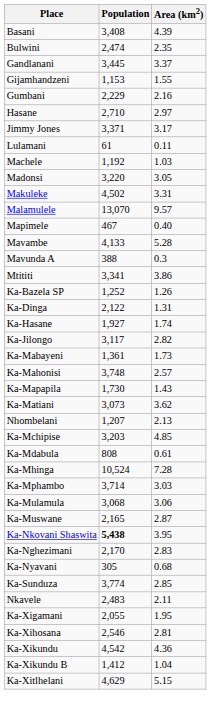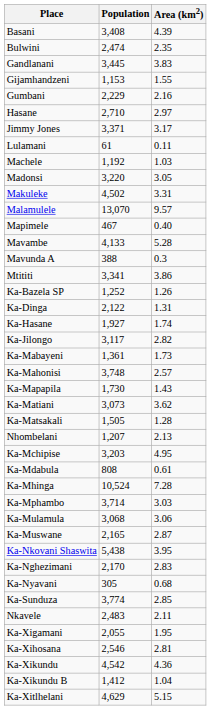(163, 64) 3.37 -> (163, 64) 3.83
+ row: (35, 421)
(163, 437) 4.85 -> (163, 453) 4.95
(113, 535) bold -> (113, 551) normal
